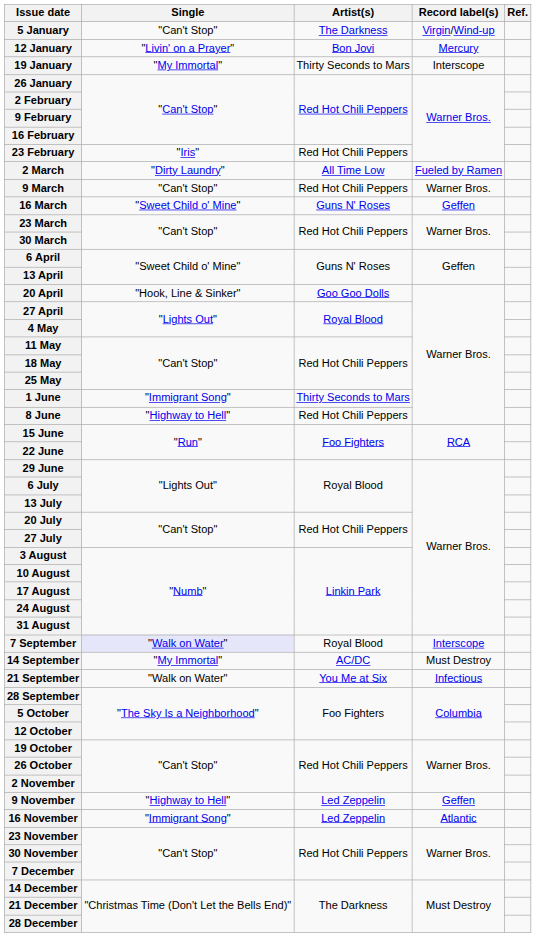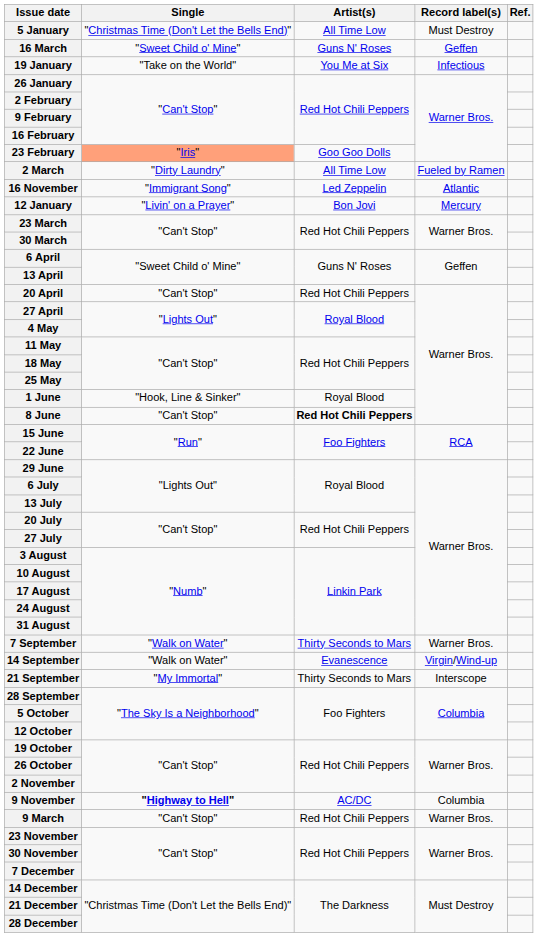(188, 30) "Can't Stop" -> (188, 30) "Christmas Time (Don't Let the Bells End)"
(353, 30) The Darkness -> (354, 30) All Time Low
(459, 30) Virgin/Wind-up -> (461, 30) Must Destroy
rows swapped: (43, 48) <-> (43, 205)
(188, 65) "My Immortal" -> (188, 65) "Take on the World"
(353, 65) Thirty Seconds to Mars -> (354, 65) You Me at Six
(459, 65) Interscope -> (461, 65) Infectious
(188, 153) no background -> (188, 153) lightsalmon background
(353, 153) Red Hot Chili Peppers -> (354, 153) Goo Goo Dolls
rows swapped: (43, 188) <-> (43, 818)
(188, 293) "Hook, Line & Sinker" -> (188, 293) "Can't Stop"
(353, 293) Goo Goo Dolls -> (354, 293) Red Hot Chili Peppers
(188, 398) "Immigrant Song" -> (188, 398) "Hook, Line & Sinker"
(353, 398) Thirty Seconds to Mars -> (354, 398) Royal Blood
(188, 415) "Highway to Hell" -> (188, 415) "Can't Stop"
(353, 415) normal -> (354, 415) bold
(188, 643) lavender background -> (188, 643) no background
(353, 643) Royal Blood -> (354, 643) Thirty Seconds to Mars
(459, 643) Interscope -> (461, 643) Warner Bros.
(188, 661) "My Immortal" -> (188, 661) "Walk on Water"
(353, 661) AC/DC -> (354, 661) Evanescence
(459, 661) Must Destroy -> (461, 661) Virgin/Wind-up
(188, 678) "Walk on Water" -> (188, 678) "My Immortal"
(353, 678) You Me at Six -> (354, 678) Thirty Seconds to Mars
(459, 678) Infectious -> (461, 678) Interscope
(188, 801) normal -> (188, 801) bold
(353, 801) Led Zeppelin -> (354, 801) AC/DC
(459, 801) Geffen -> (461, 801) Columbia
